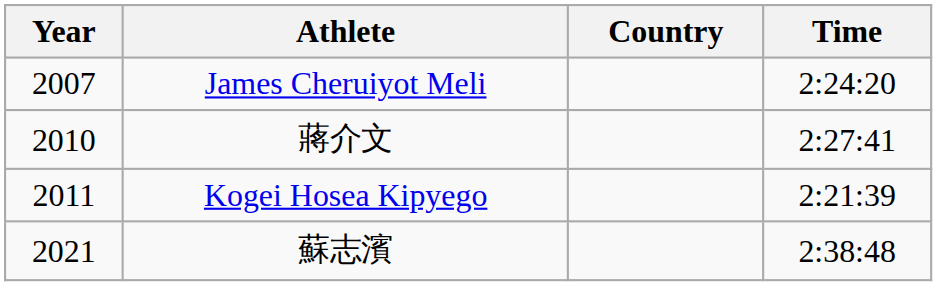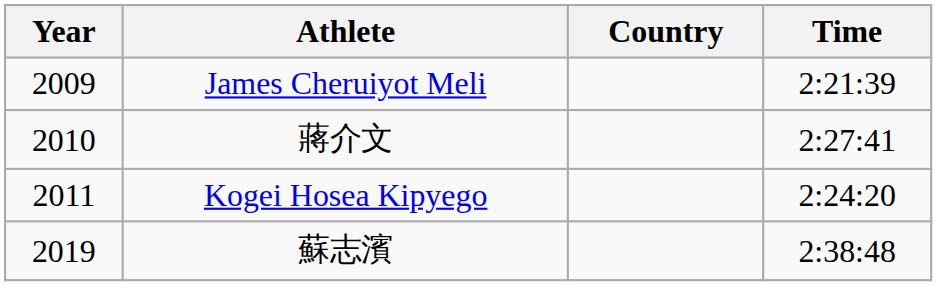(64, 83) 2007 -> (64, 83) 2009
(847, 83) 2:24:20 -> (847, 83) 2:21:39
(847, 195) 2:21:39 -> (847, 195) 2:24:20
(64, 250) 2021 -> (64, 250) 2019
